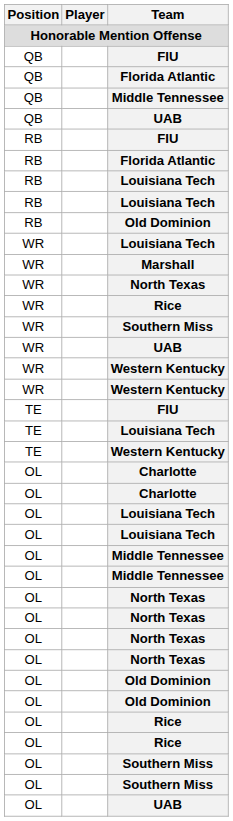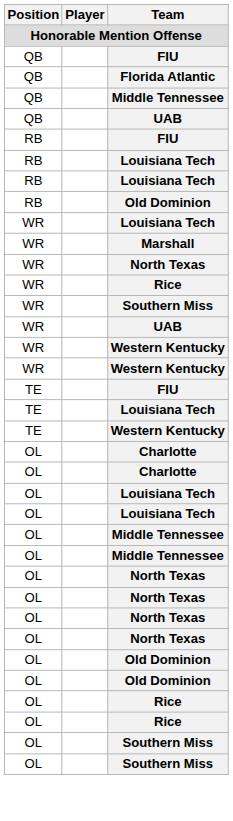- row: (33, 160)
- row: (33, 805)
